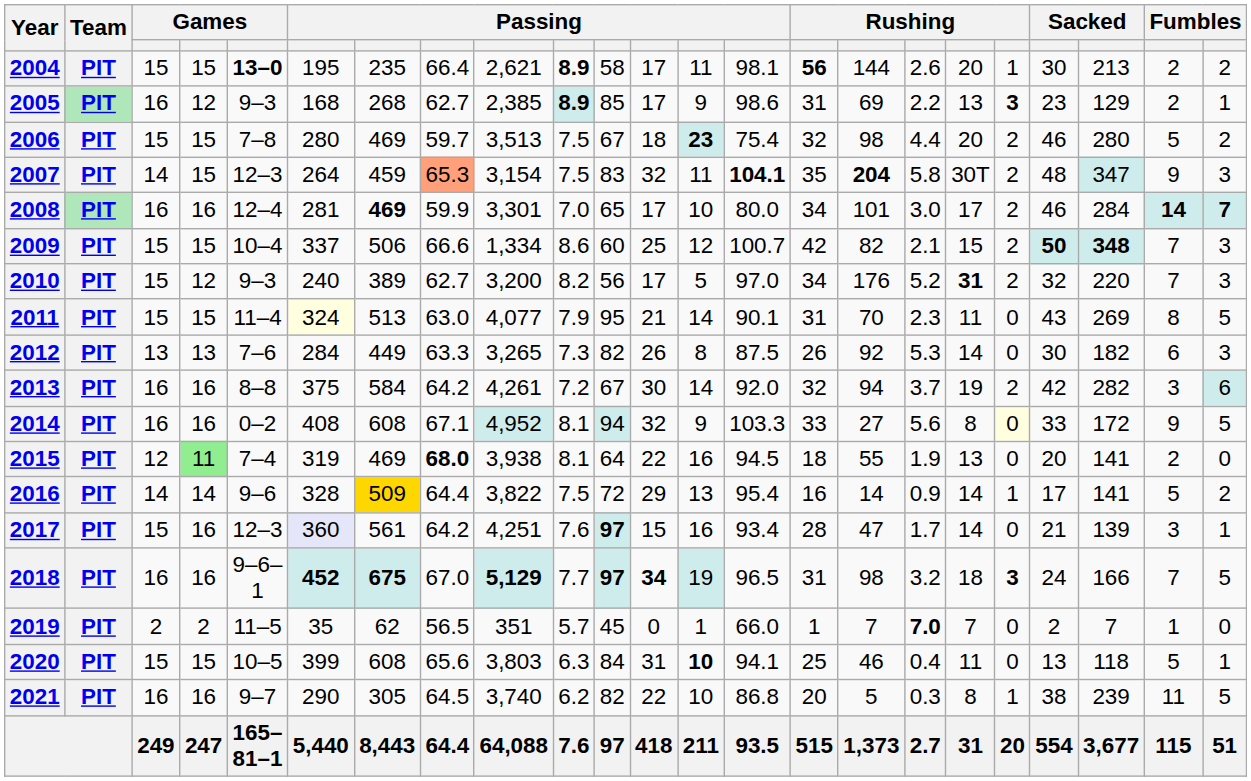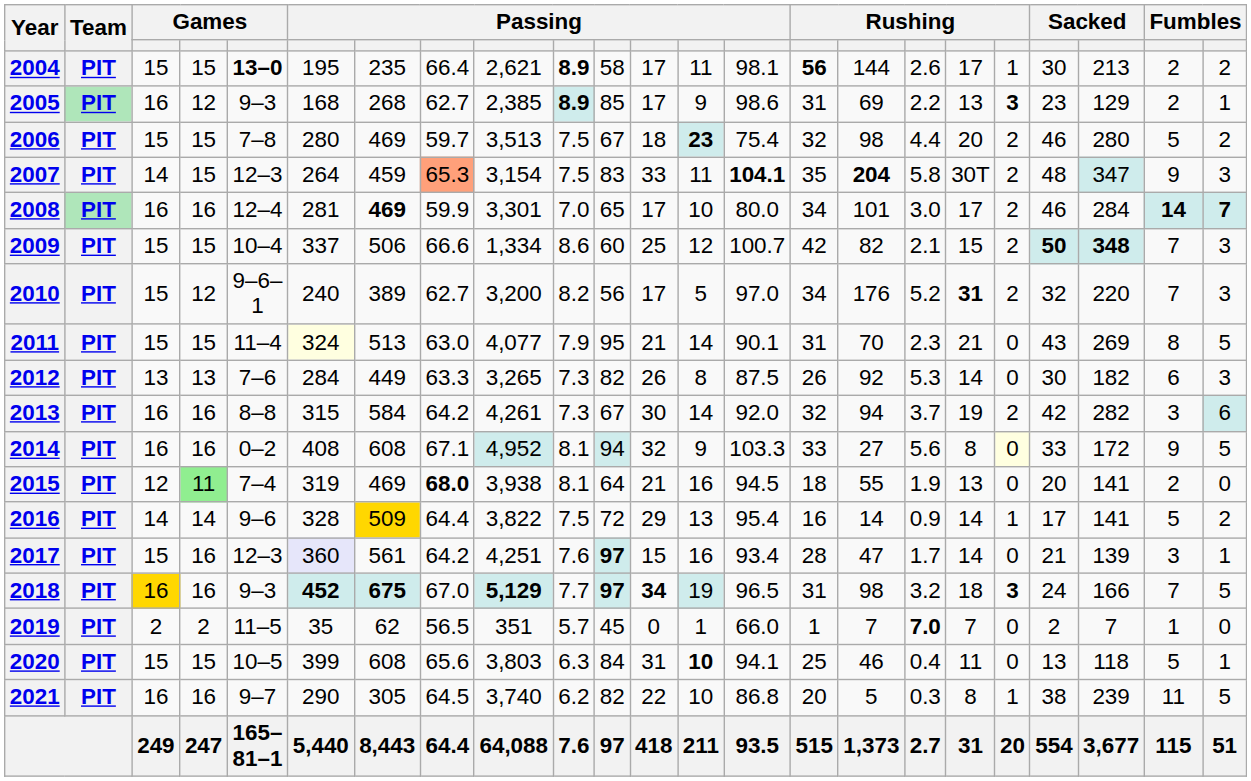(970, 68) 20 -> (970, 68) 17
(654, 174) 32 -> (654, 174) 33
(258, 281) 9–3 -> (258, 293) 9–6–1
(970, 316) 11 -> (970, 341) 21
(321, 387) 375 -> (321, 413) 315
(574, 387) 7.2 -> (574, 413) 7.3
(654, 458) 22 -> (654, 484) 21
(156, 578) no background -> (156, 590) gold background
(258, 578) 9–6–1 -> (258, 590) 9–3
